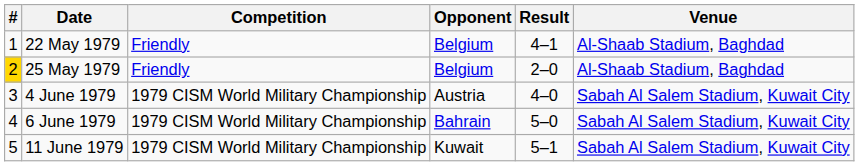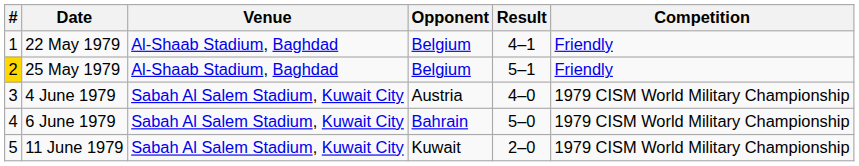columns swapped: (713, 18) <-> (279, 18)
(544, 70) 2–0 -> (522, 70) 5–1
(544, 148) 5–1 -> (522, 148) 2–0
